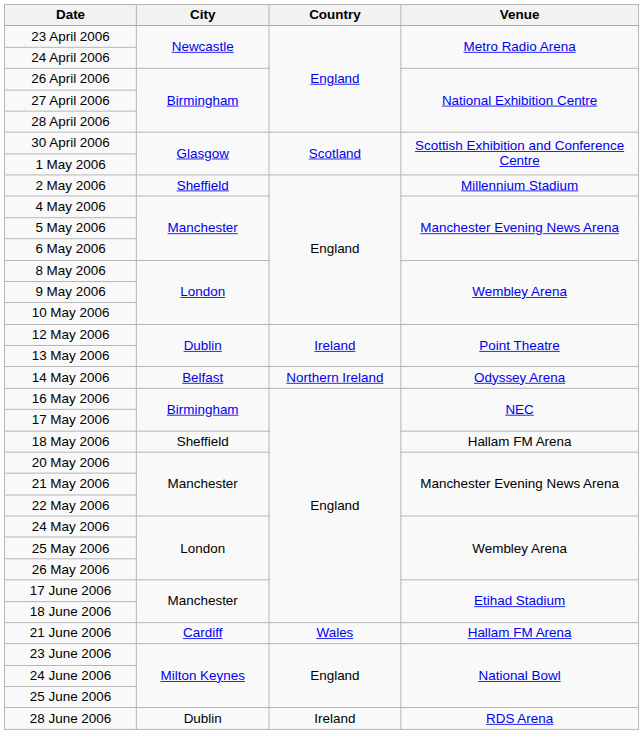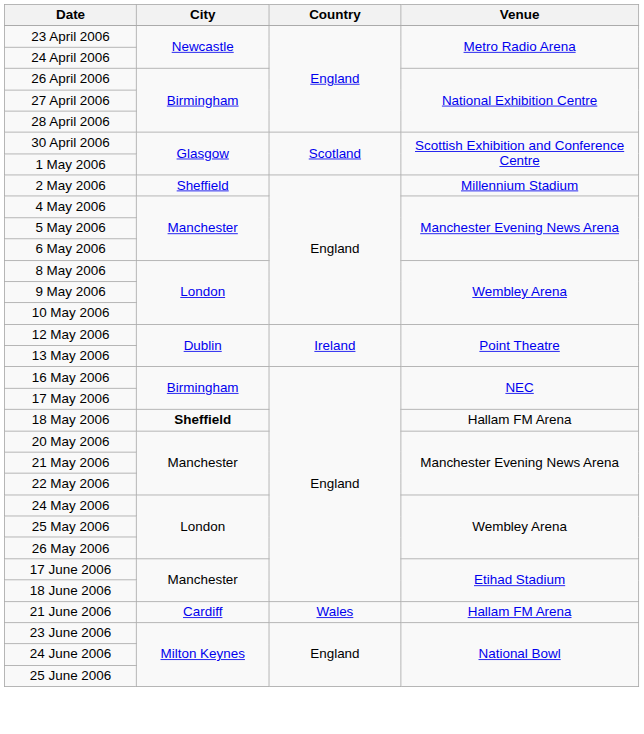- row: (71, 377)
(203, 441) normal -> (203, 420) bold
- row: (71, 718)
